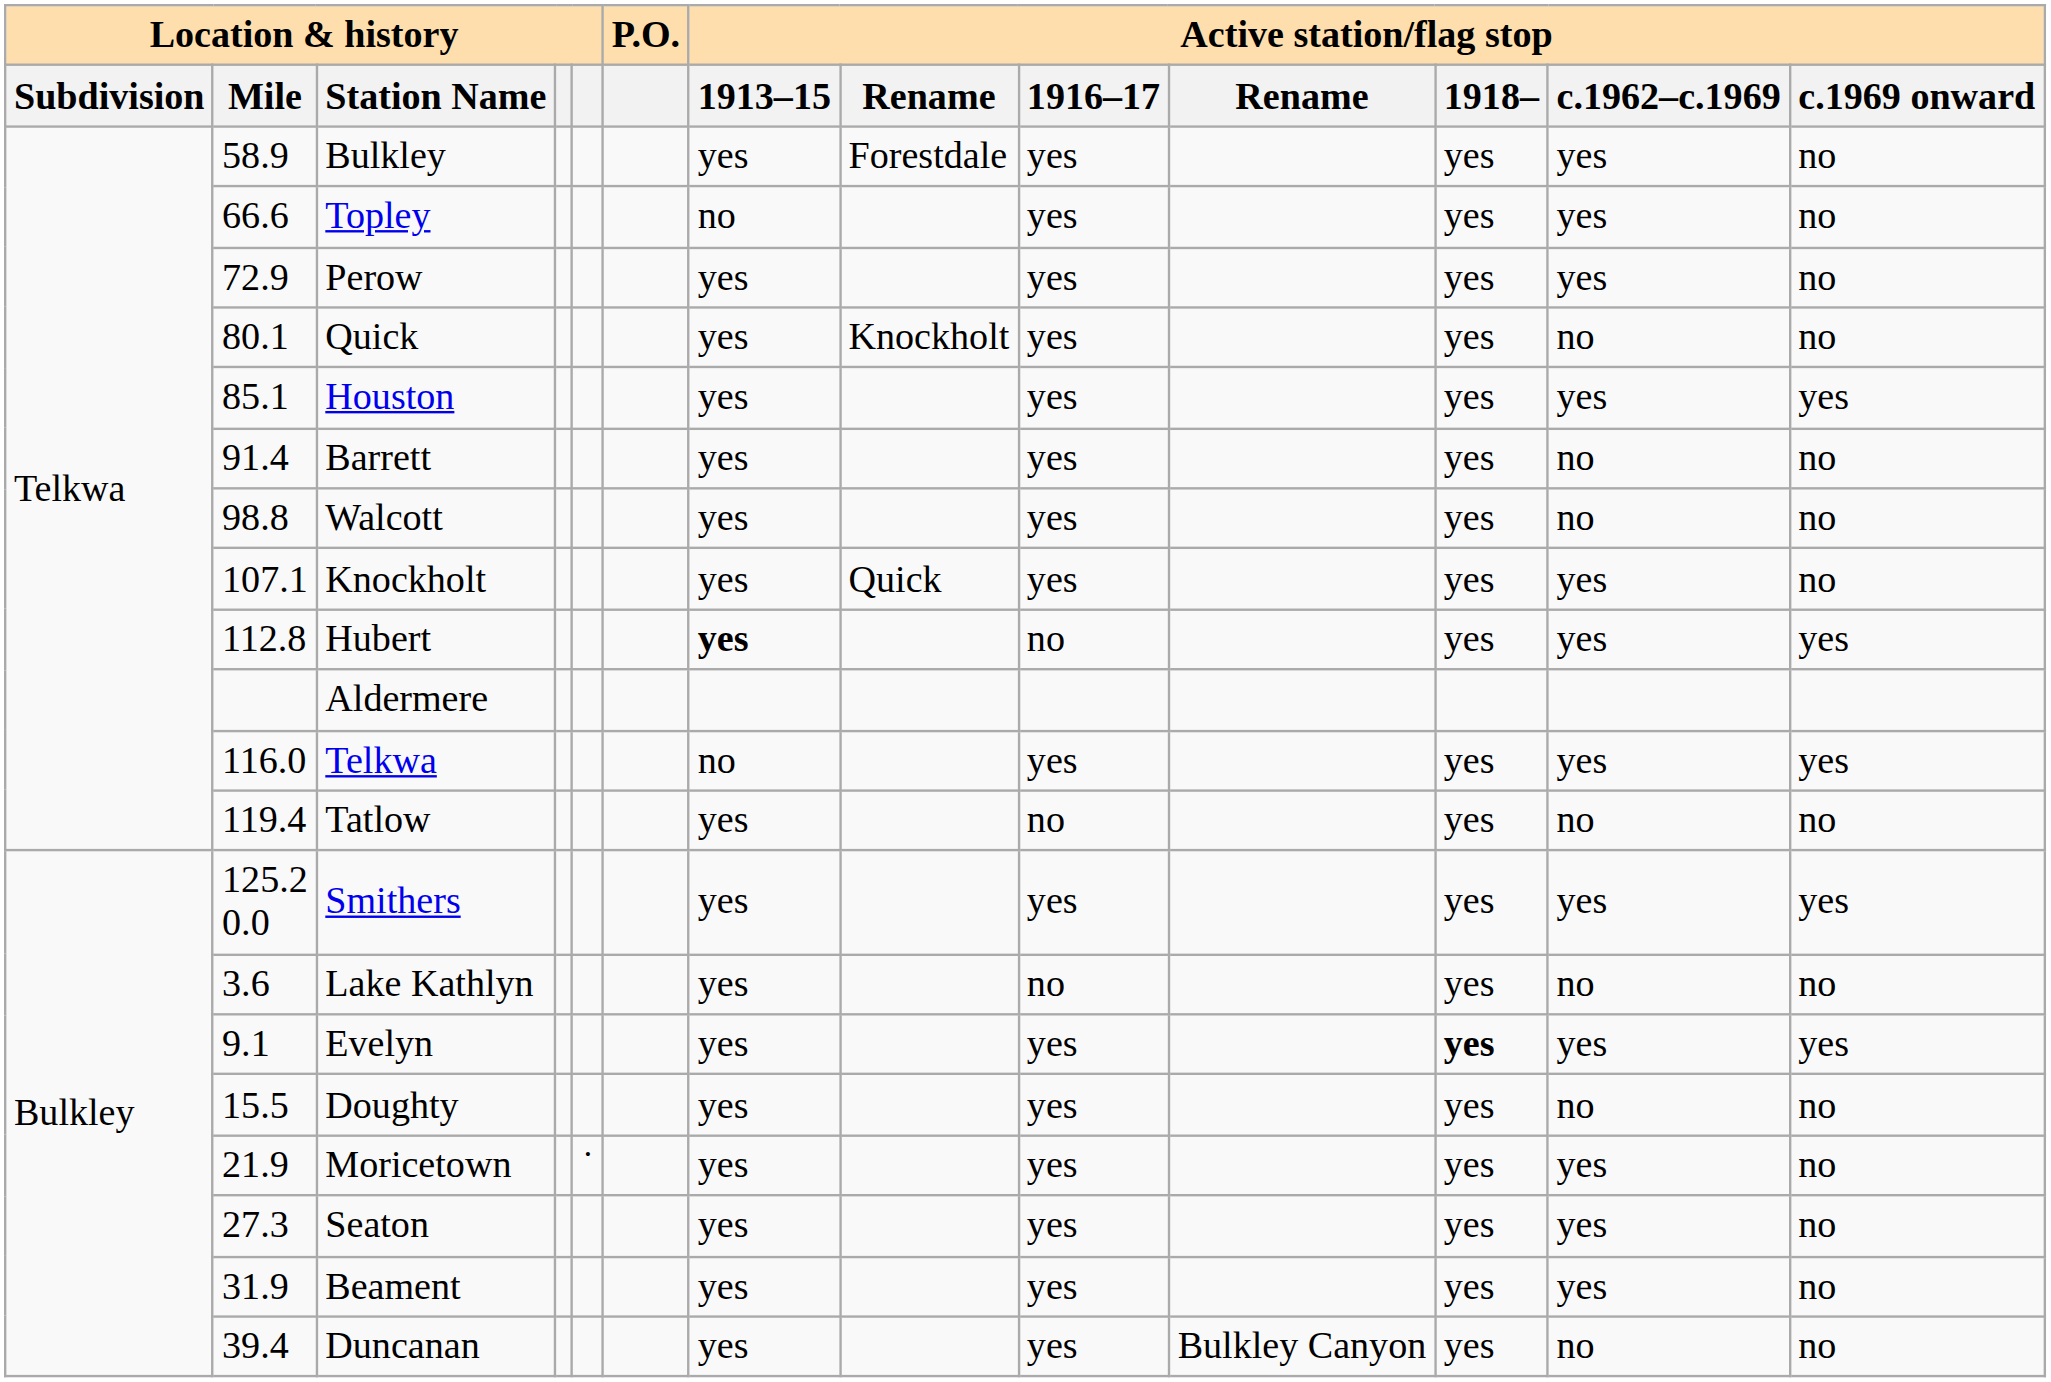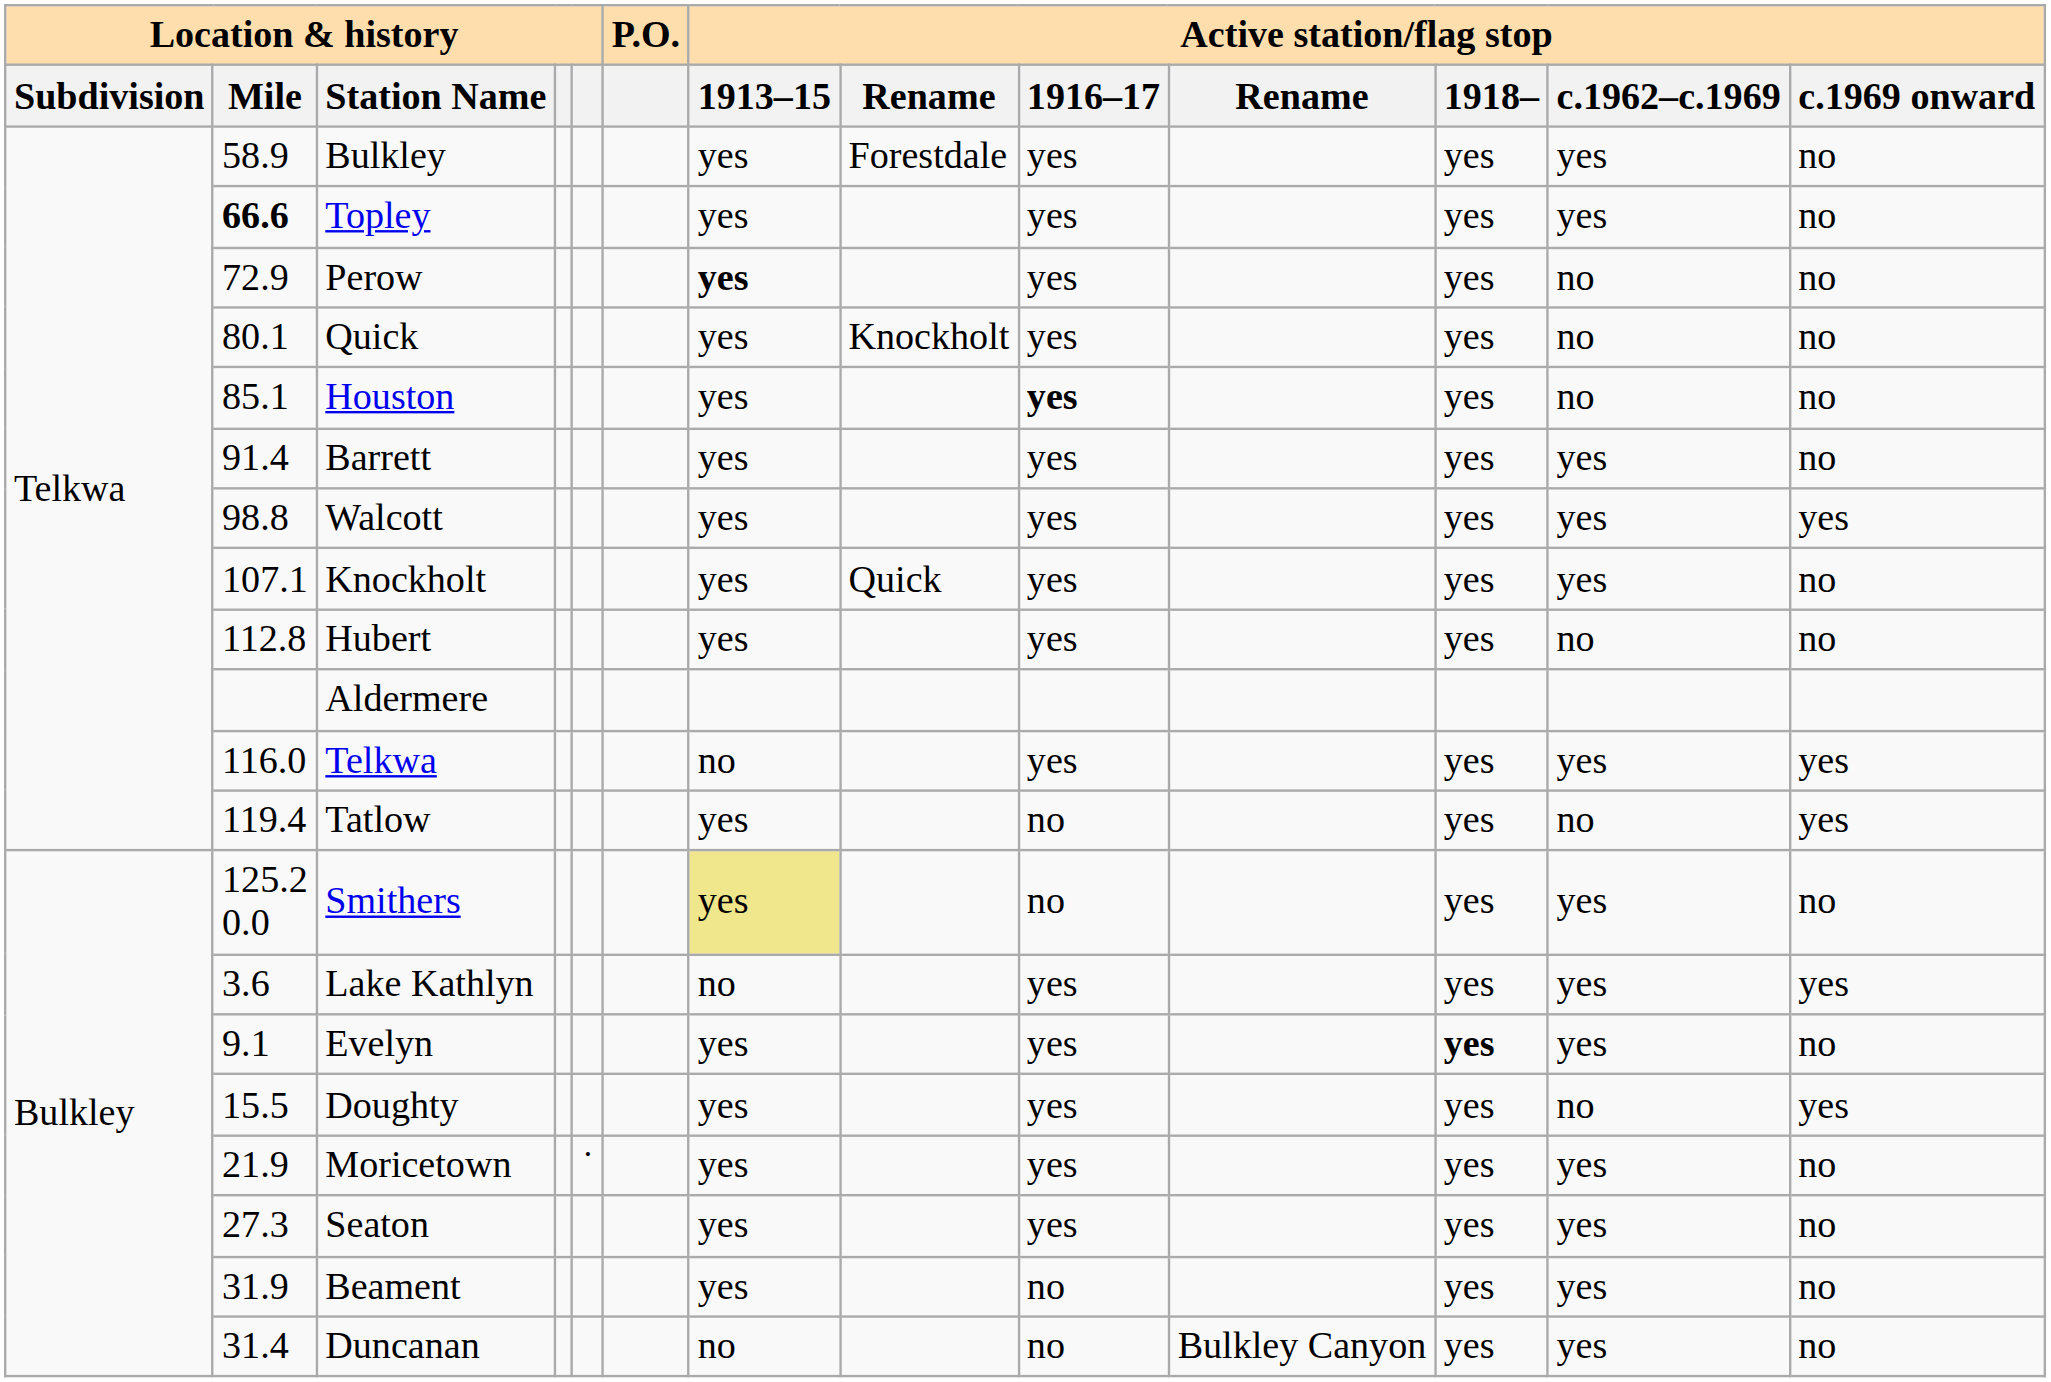(255, 215) normal -> (255, 215) bold
(717, 215) no -> (723, 215) yes
(723, 276) normal -> (723, 276) bold
(1582, 276) yes -> (1576, 276) no
(1052, 397) normal -> (1052, 397) bold
(1582, 397) yes -> (1576, 397) no
(1824, 397) yes -> (1817, 397) no
(1576, 457) no -> (1582, 457) yes
(1576, 517) no -> (1582, 517) yes
(1817, 517) no -> (1824, 517) yes
(723, 638) bold -> (723, 638) normal
(1046, 638) no -> (1052, 638) yes
(1582, 638) yes -> (1576, 638) no
(1824, 638) yes -> (1817, 638) no
(1817, 819) no -> (1824, 819) yes
(723, 901) no background -> (723, 901) khaki background
(1052, 901) yes -> (1046, 901) no
(1824, 901) yes -> (1817, 901) no
(723, 983) yes -> (717, 983) no
(1046, 983) no -> (1052, 983) yes
(1576, 983) no -> (1582, 983) yes
(1817, 983) no -> (1824, 983) yes
(1824, 1043) yes -> (1817, 1043) no
(1817, 1104) no -> (1824, 1104) yes
(1052, 1285) yes -> (1046, 1285) no
(255, 1345) 39.4 -> (255, 1345) 31.4
(723, 1345) yes -> (717, 1345) no
(1052, 1345) yes -> (1046, 1345) no
(1576, 1345) no -> (1582, 1345) yes
